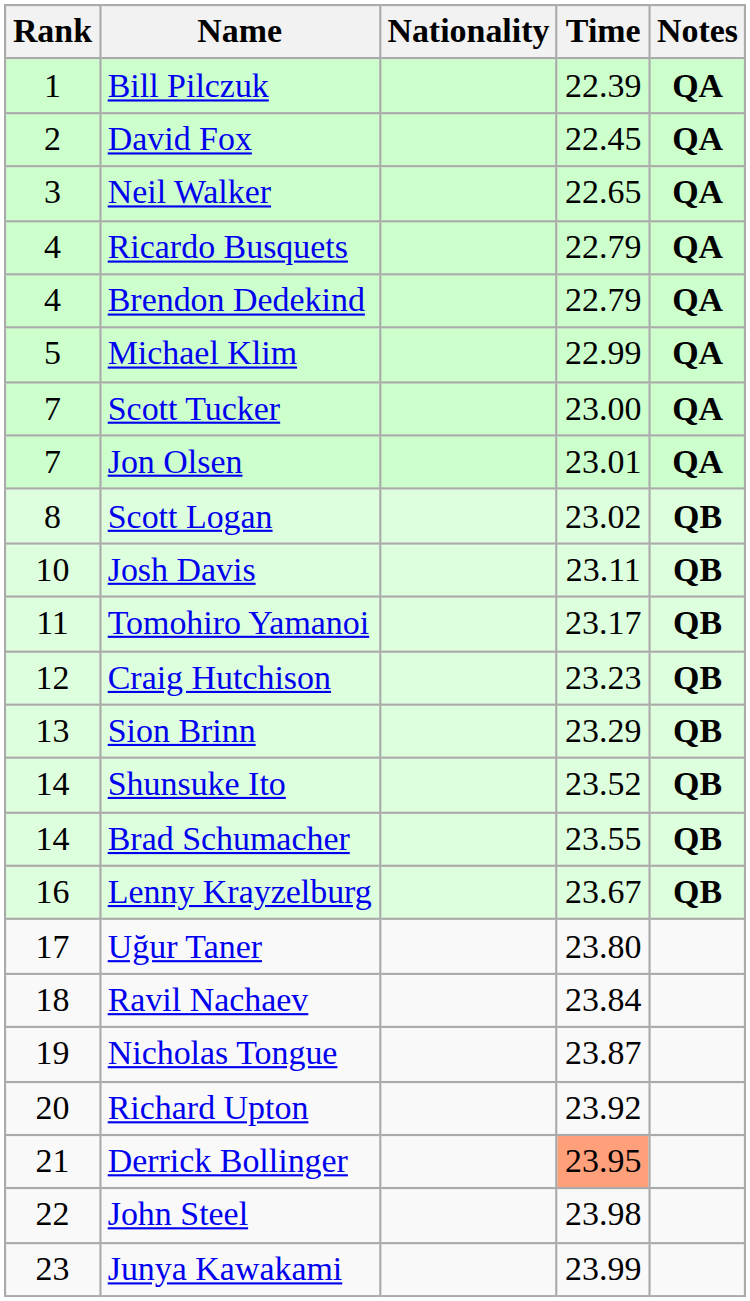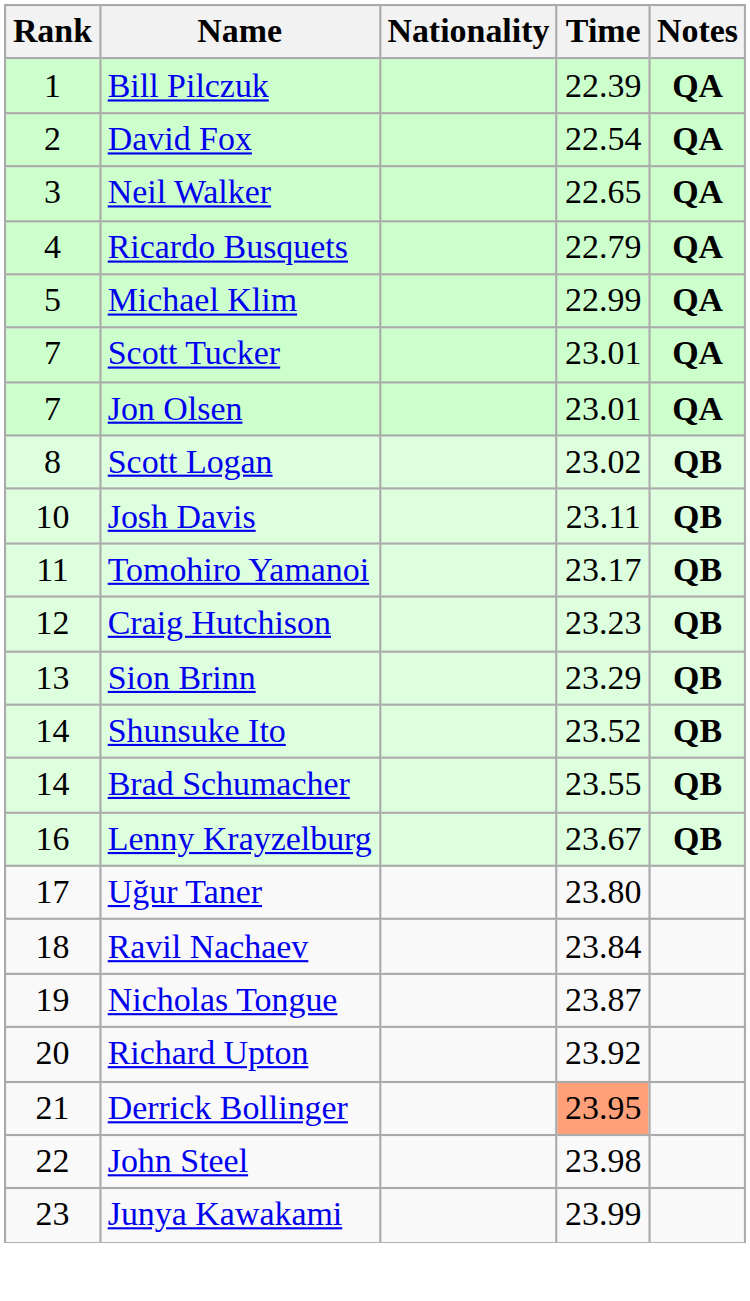(603, 138) 22.45 -> (603, 138) 22.54
- row: (236, 300)
(603, 407) 23.00 -> (603, 354) 23.01
